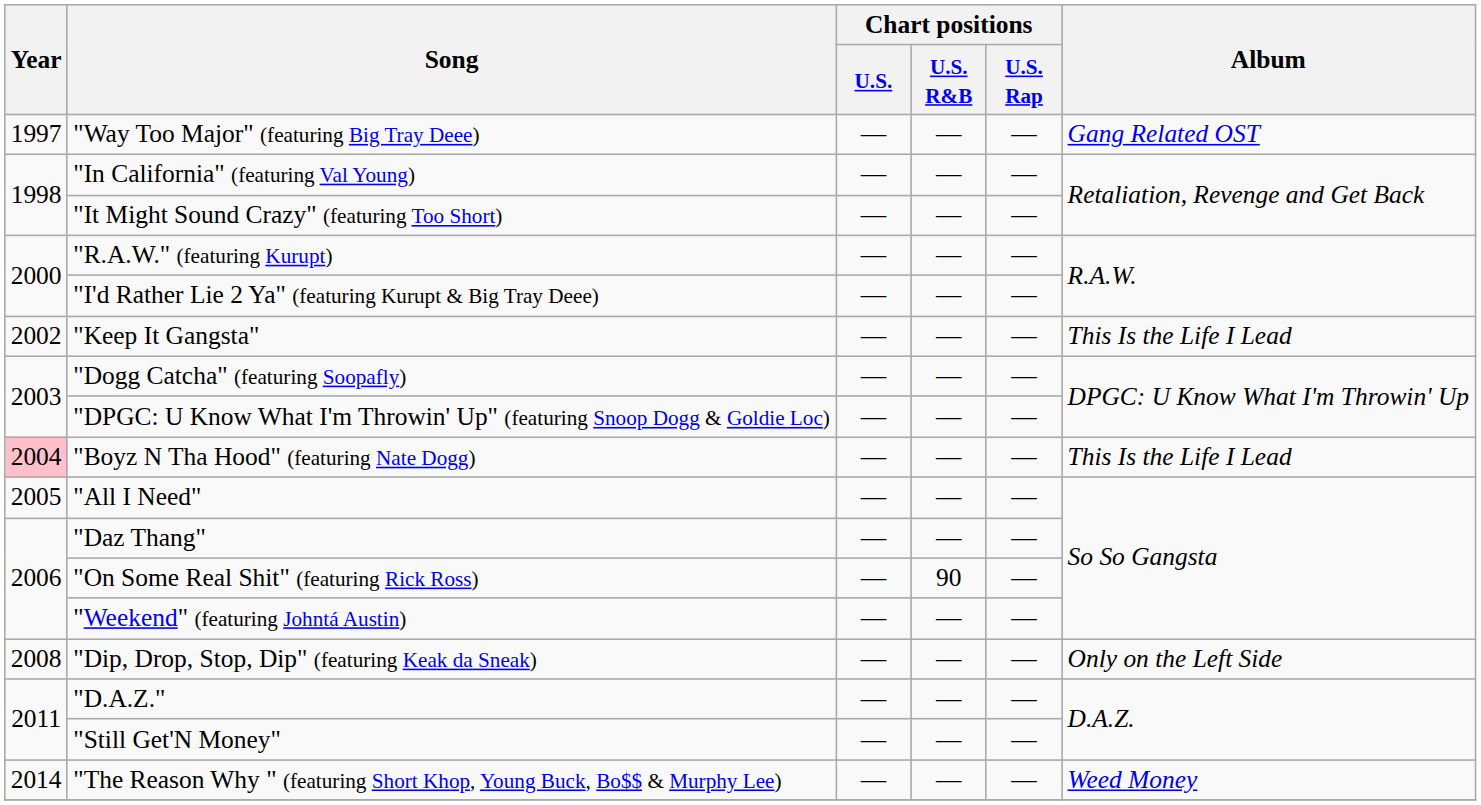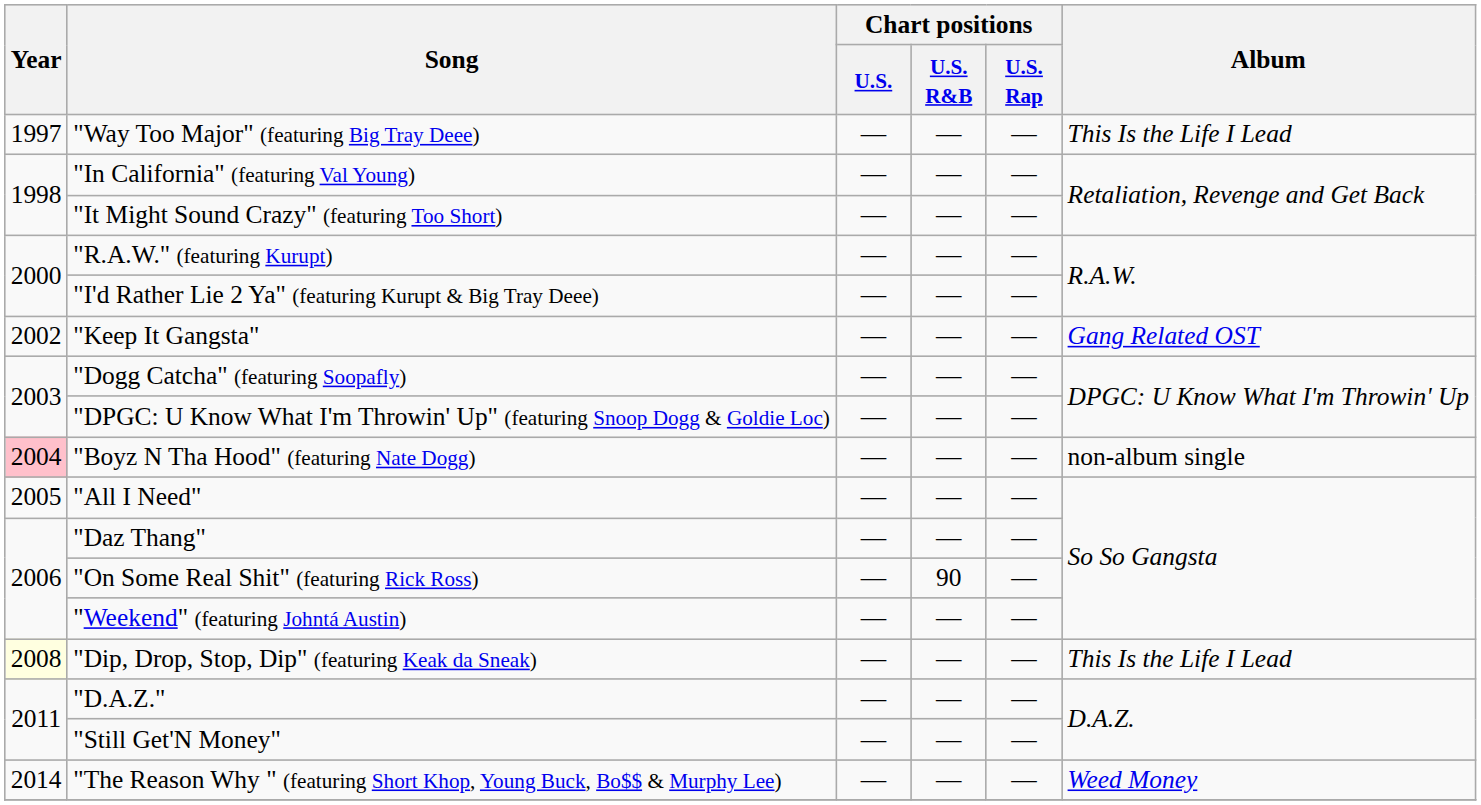(1164, 133) Gang Related OST -> (1180, 133) This Is the Life I Lead
(1180, 335) This Is the Life I Lead -> (1164, 335) Gang Related OST
(1180, 456) This Is the Life I Lead -> (1156, 456) non-album single
(36, 658) no background -> (36, 658) lightyellow background
(1175, 658) Only on the Left Side -> (1180, 658) This Is the Life I Lead
